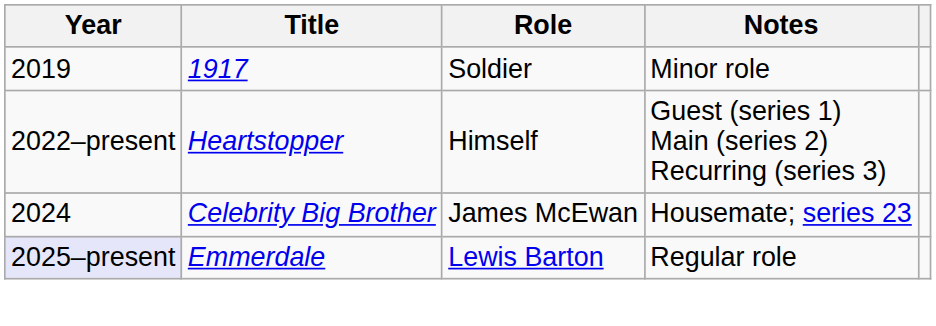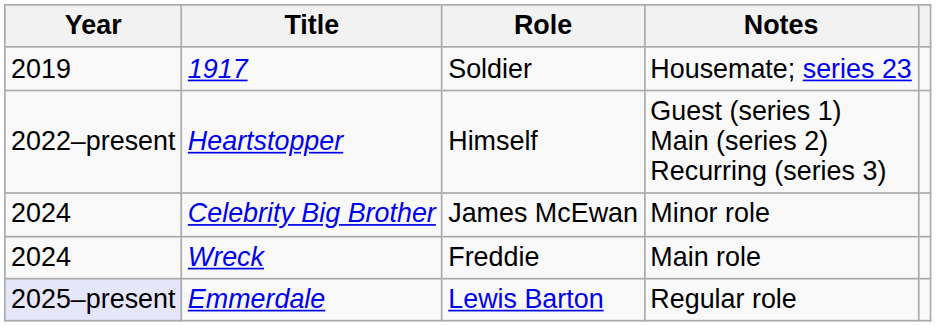(710, 68) Minor role -> (781, 68) Housemate; series 23
(781, 214) Housemate; series 23 -> (710, 214) Minor role
+ row: (226, 256)
